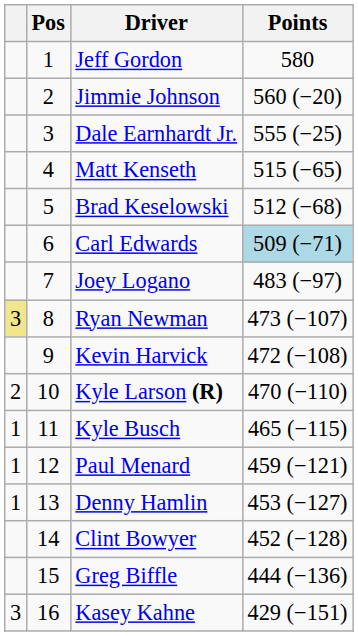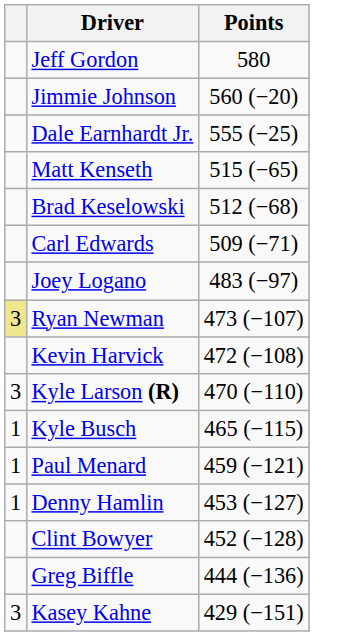- column: (48, 23)
(298, 244) lightblue background -> (254, 244) no background
(16, 391) 2 -> (16, 391) 3
